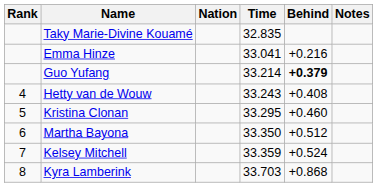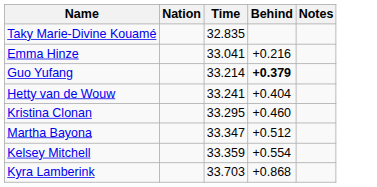- column: (23, 14)
(262, 93) 33.243 -> (226, 93) 33.241
(308, 93) +0.408 -> (272, 93) +0.404
(262, 133) 33.350 -> (226, 133) 33.347
(308, 152) +0.524 -> (272, 152) +0.554
